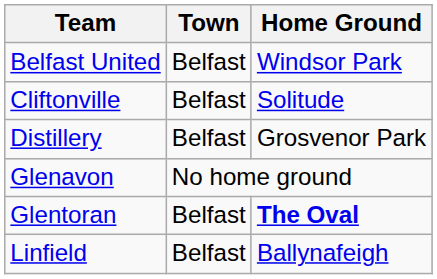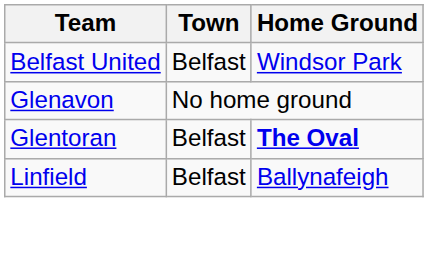- row: (65, 100)
- row: (56, 138)
